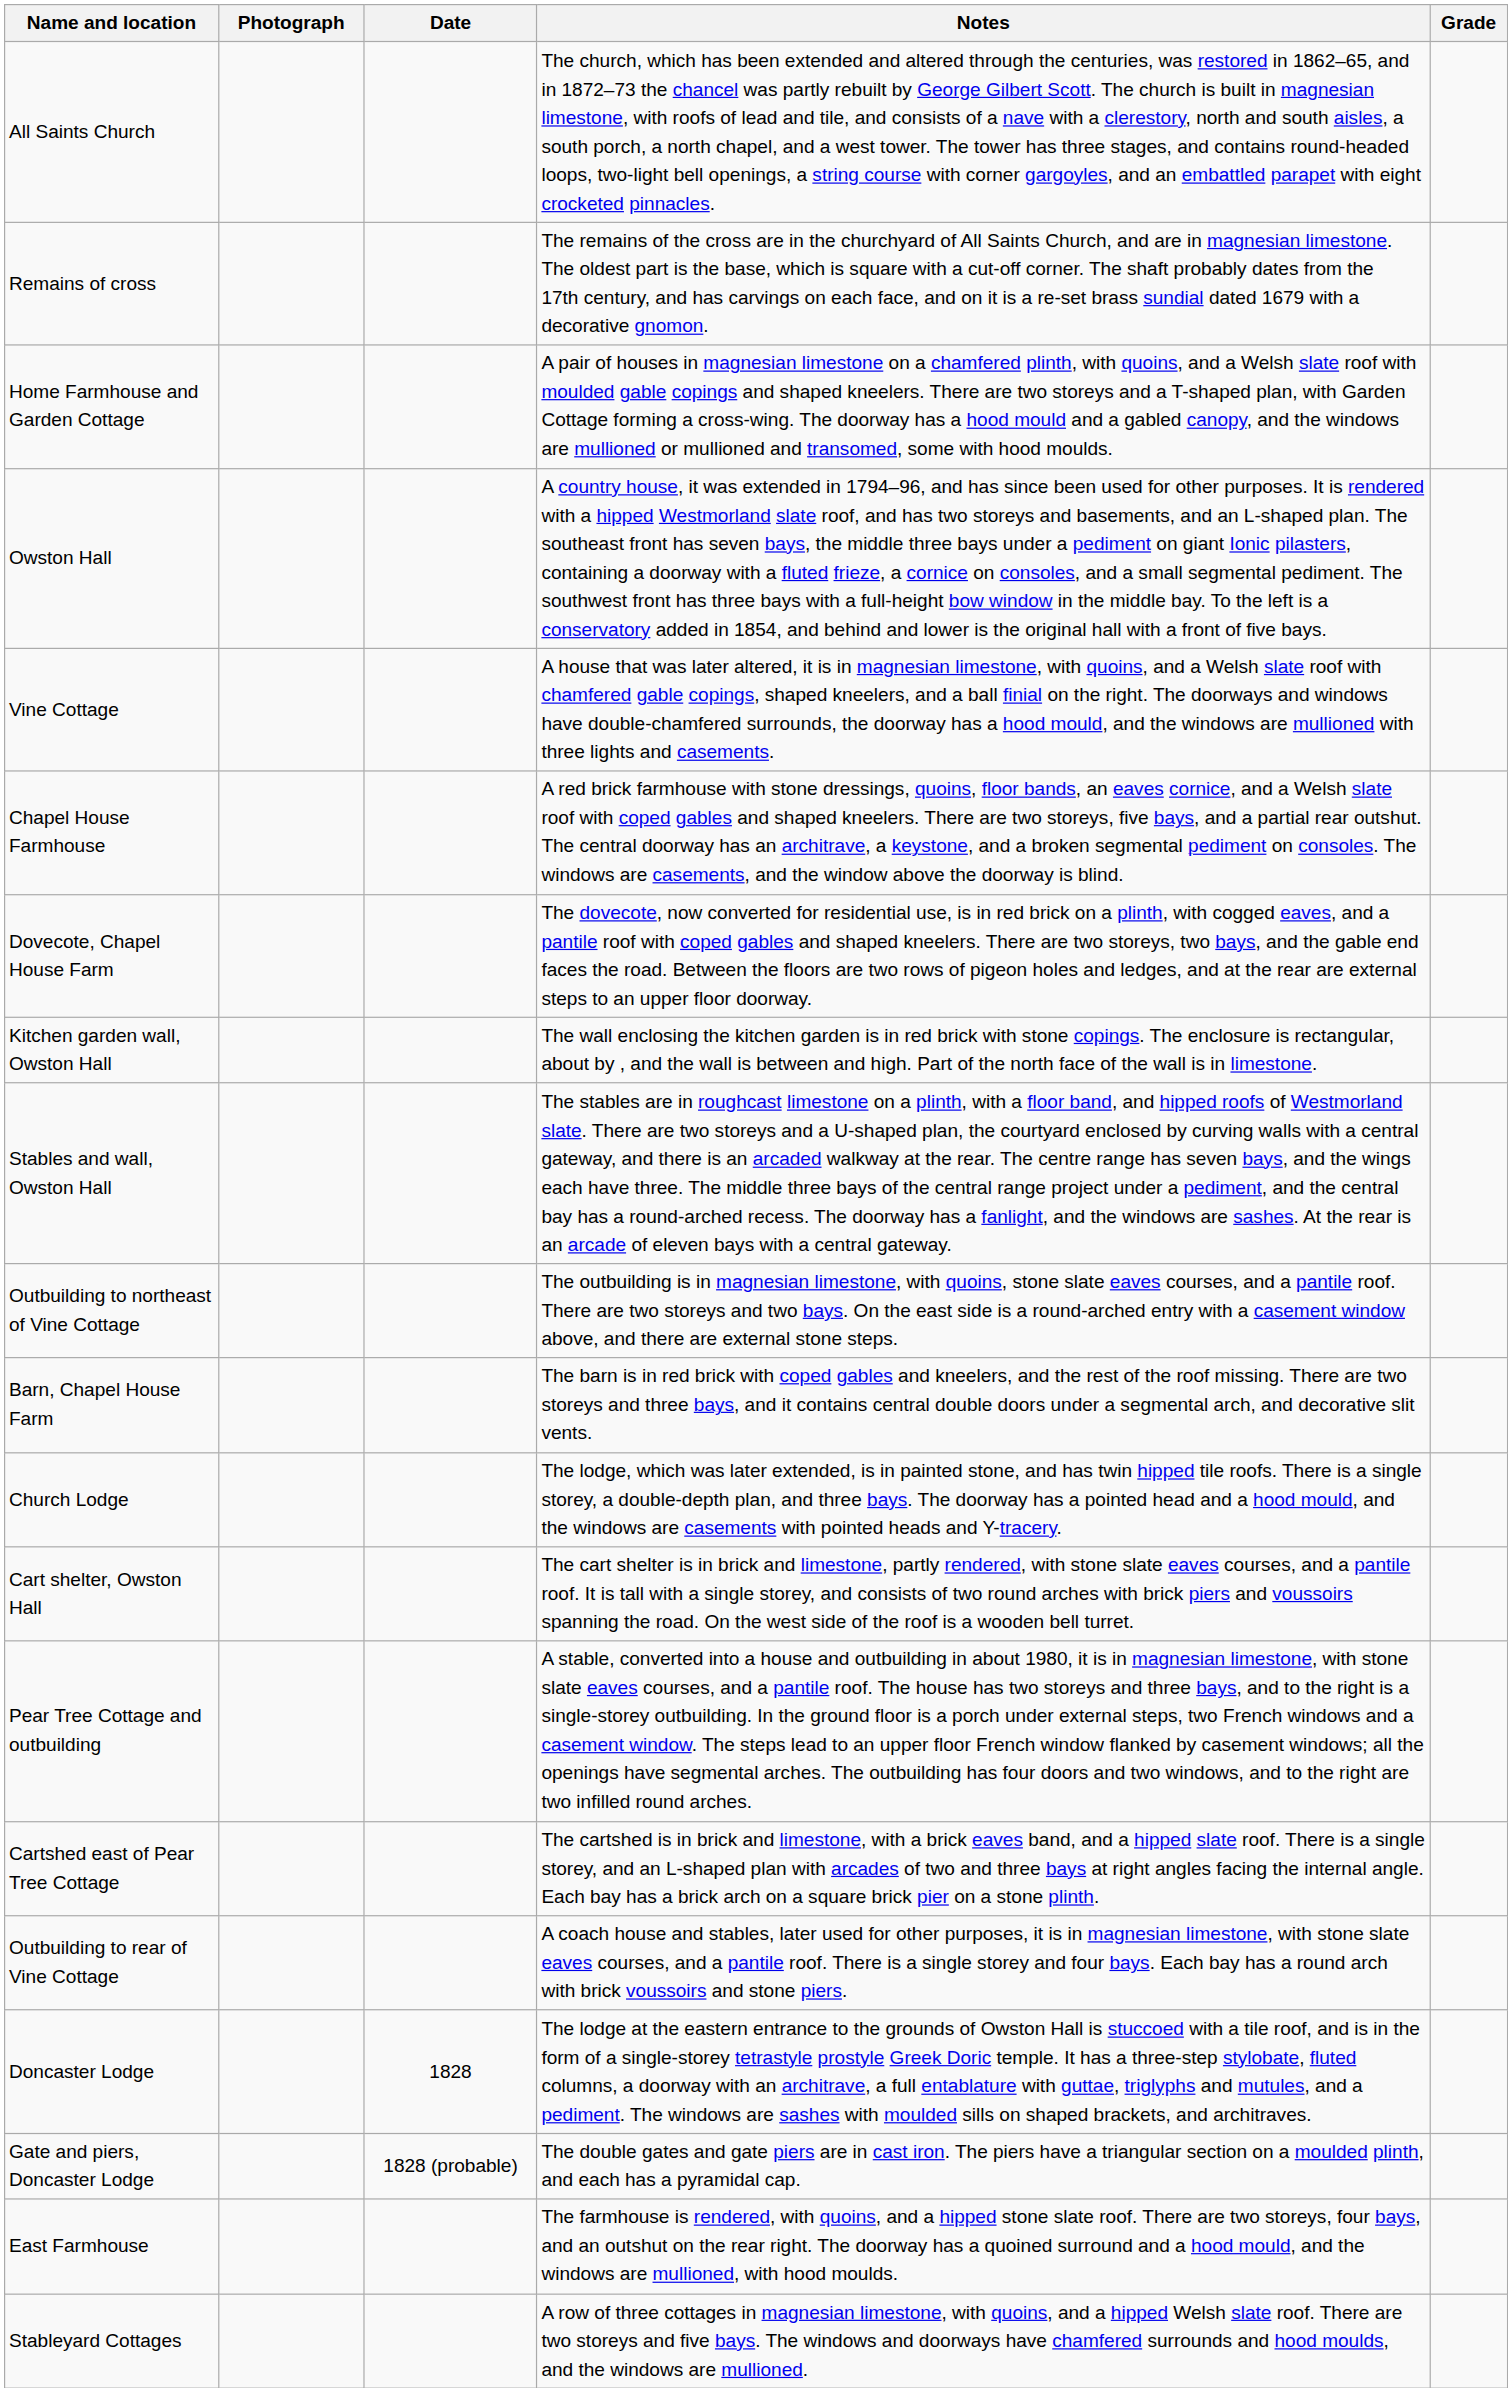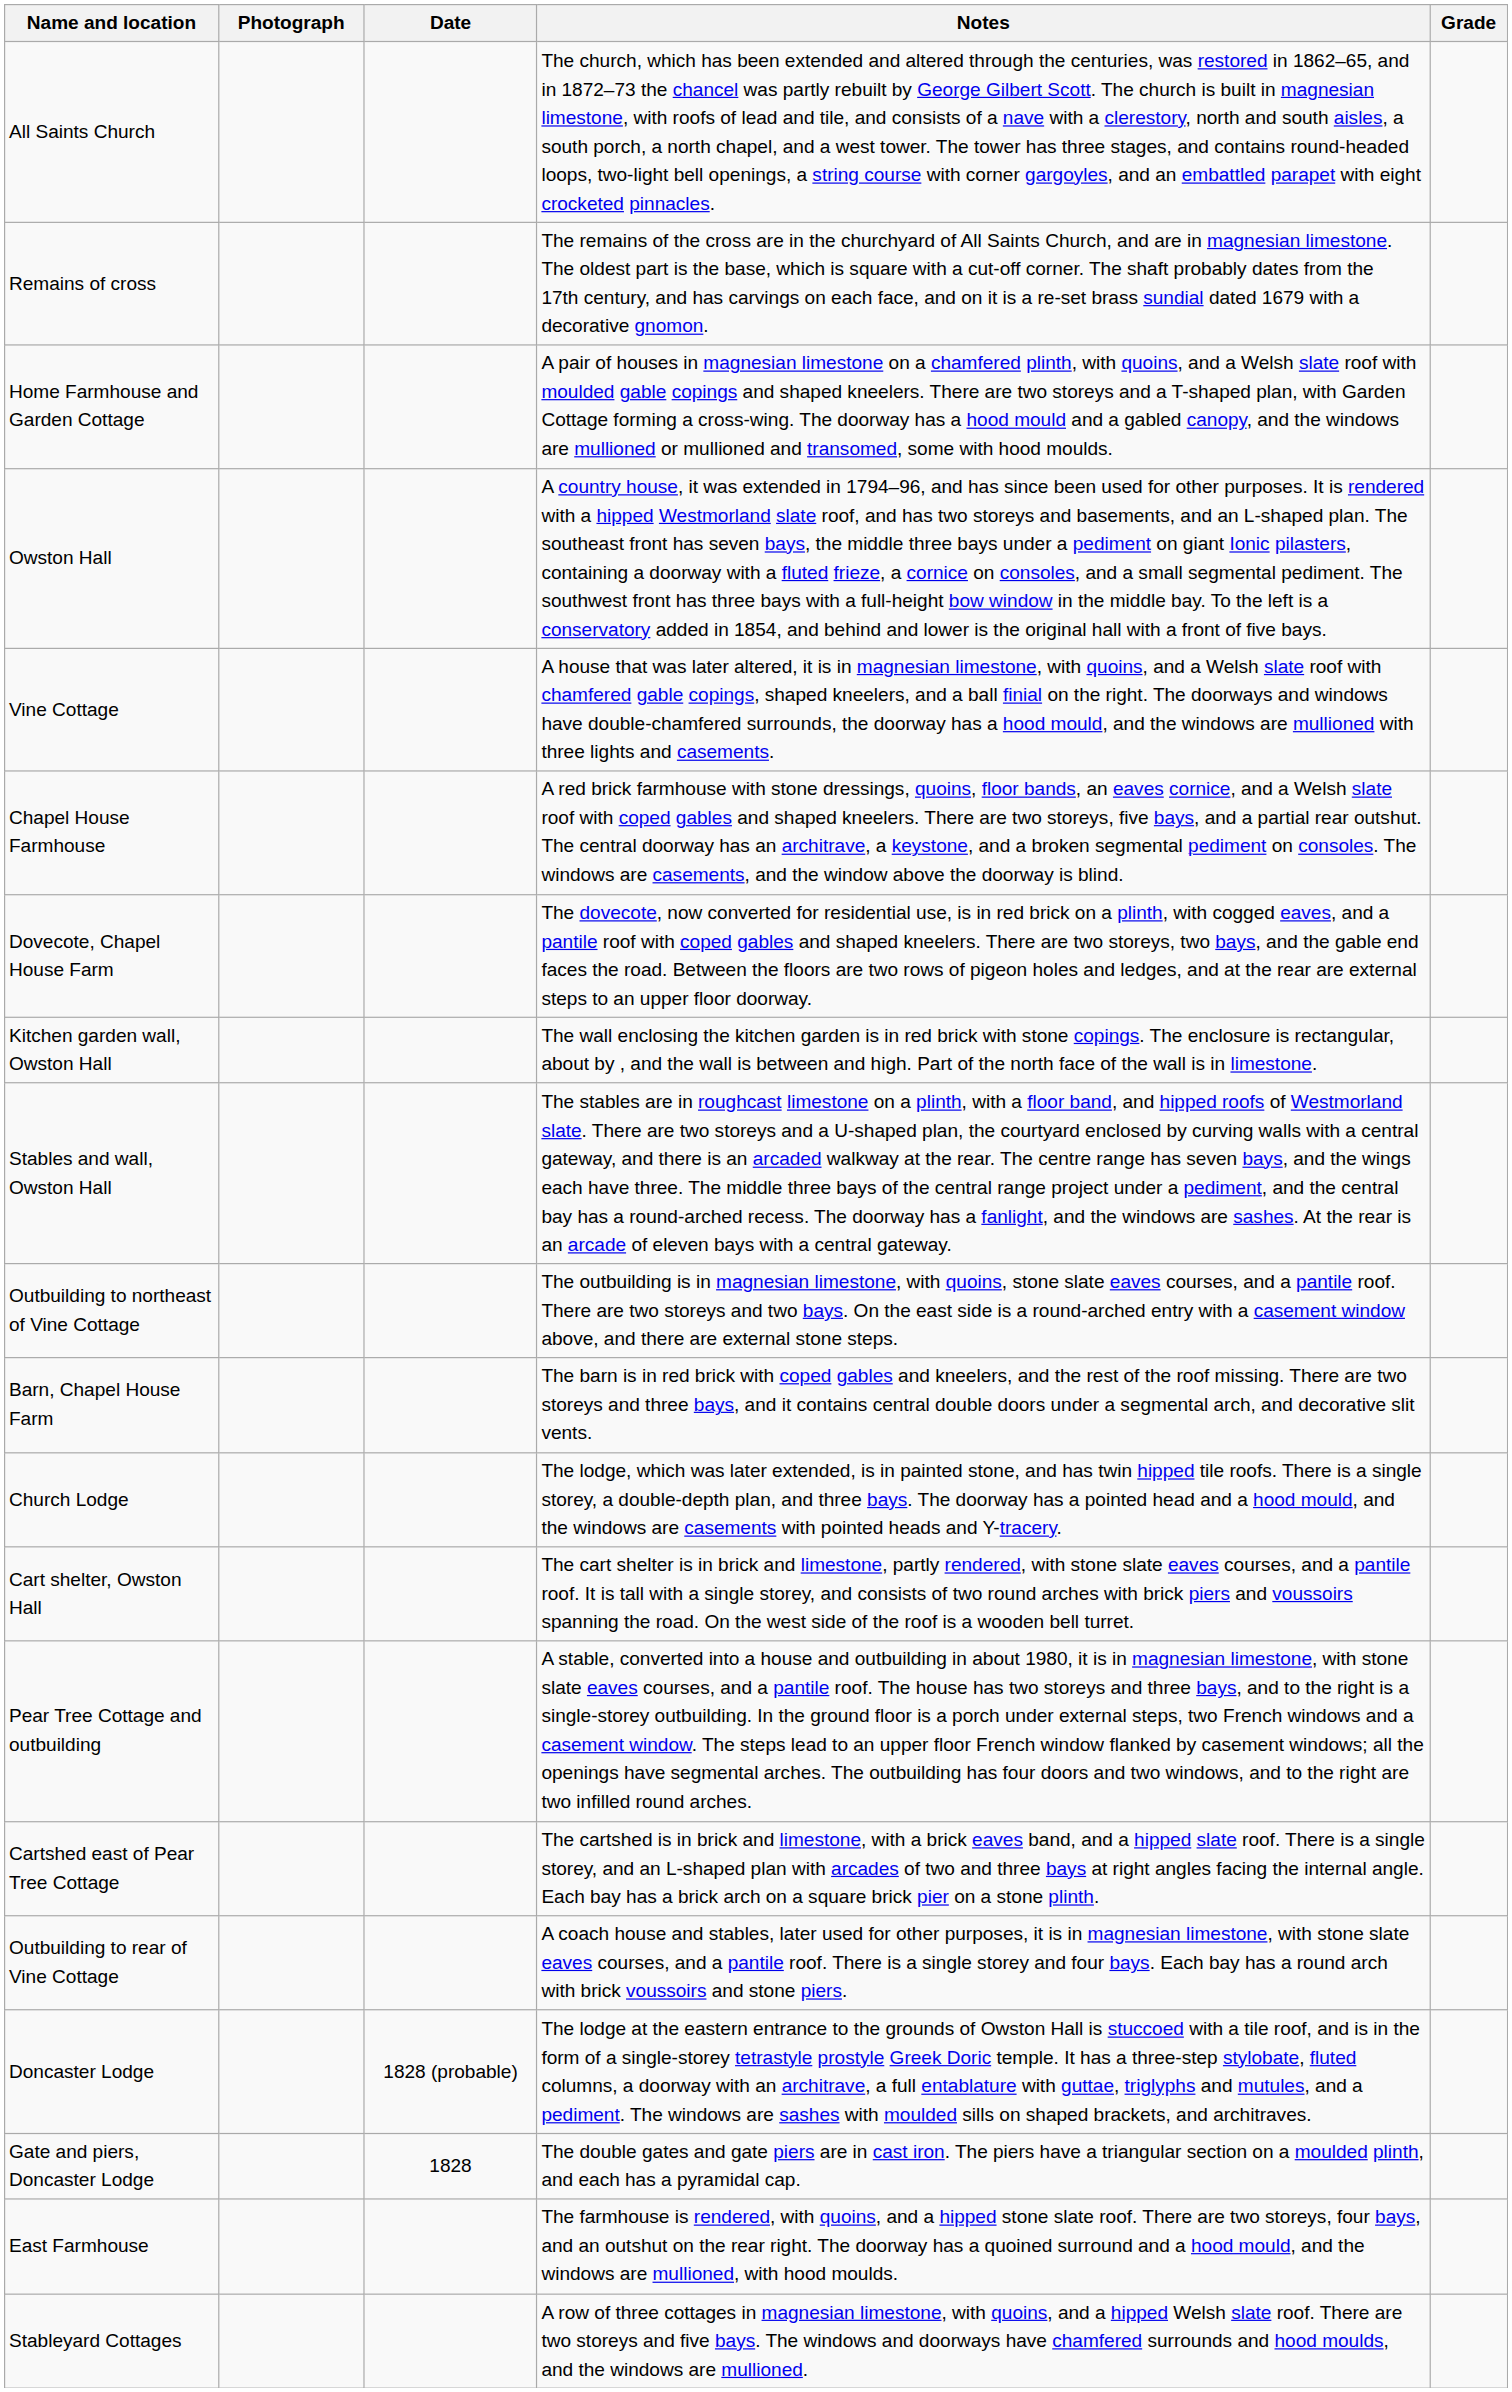(451, 2071) 1828 -> (451, 2071) 1828 (probable)
(451, 2166) 1828 (probable) -> (451, 2166) 1828
